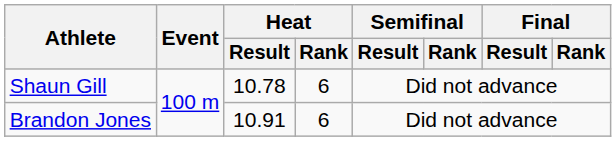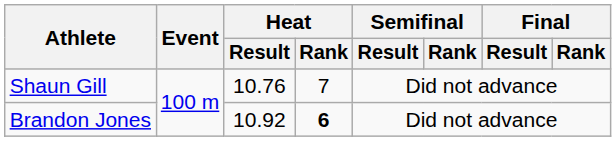(259, 86) 10.78 -> (259, 86) 10.76
(324, 86) 6 -> (324, 86) 7
(259, 120) 10.91 -> (259, 120) 10.92
(324, 120) normal -> (324, 120) bold
